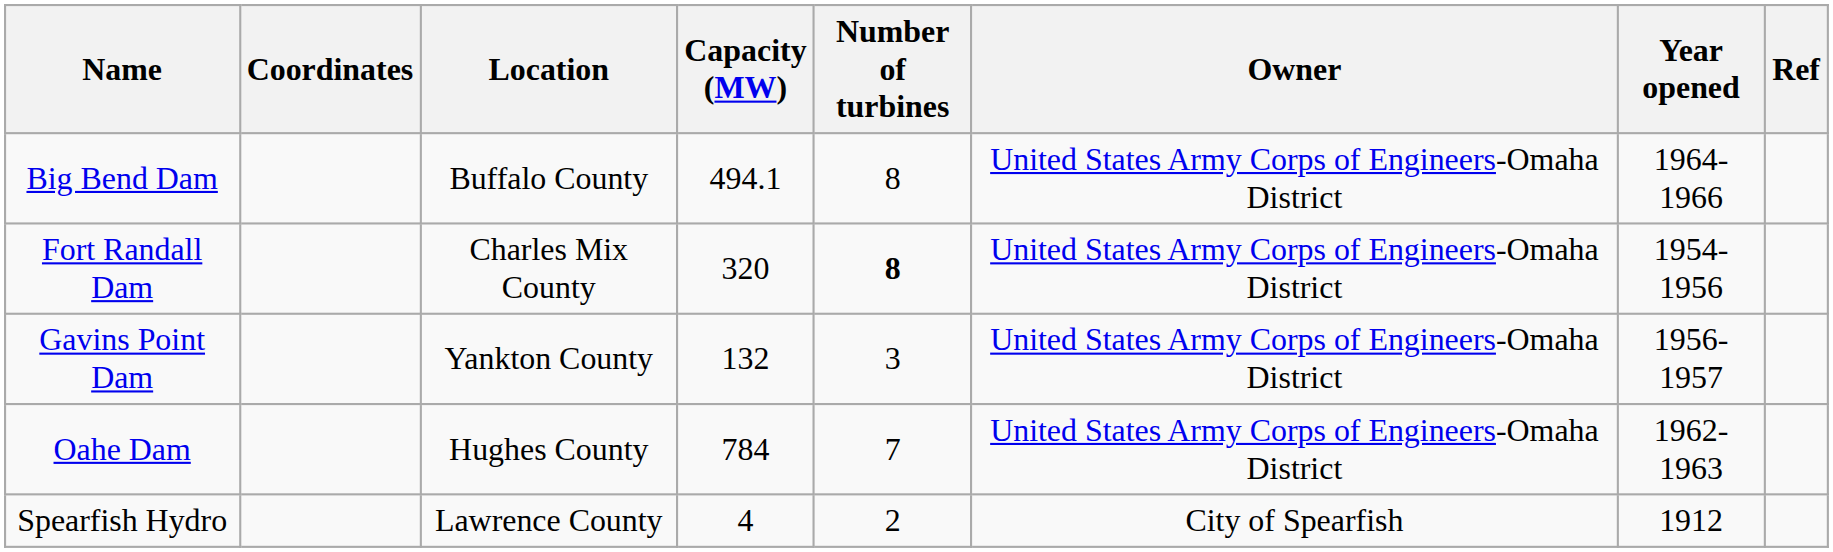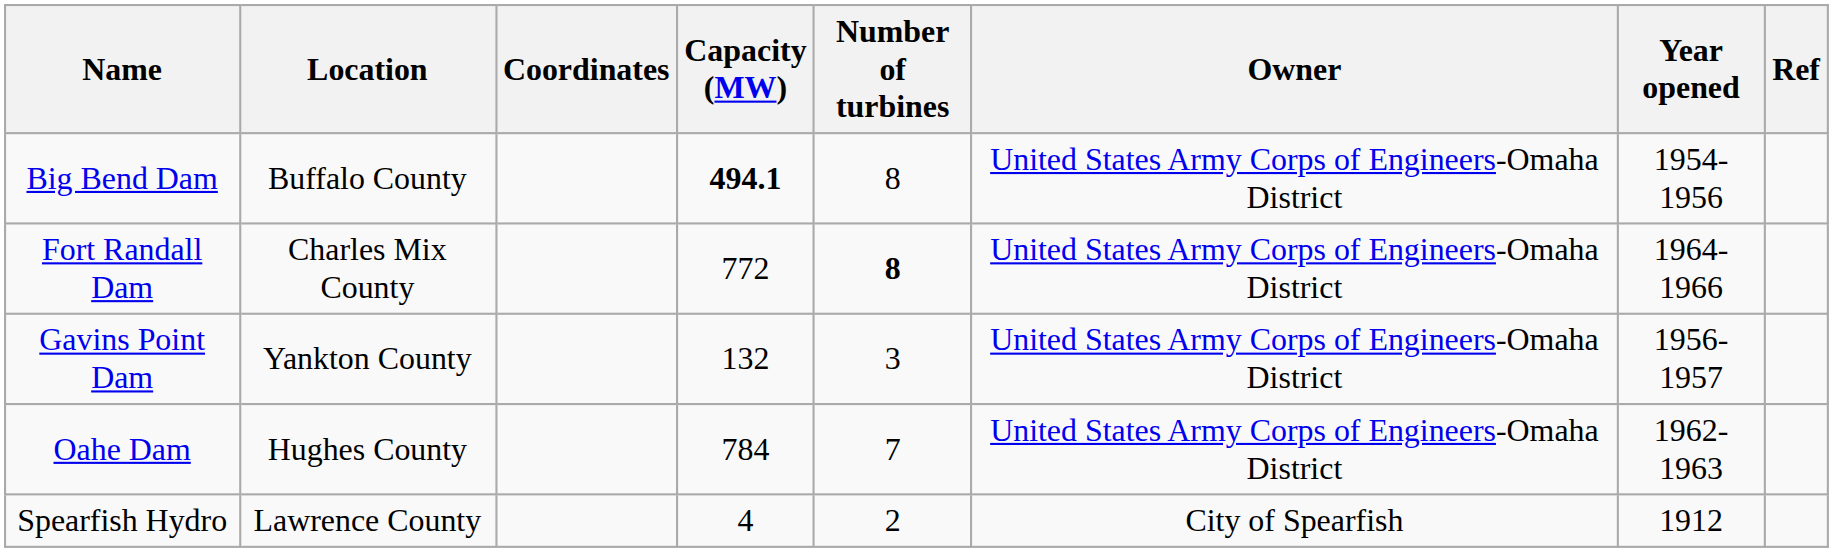columns swapped: (549, 68) <-> (330, 68)
(745, 178) normal -> (745, 178) bold
(1691, 178) 1964-1966 -> (1691, 178) 1954-1956
(745, 268) 320 -> (745, 268) 772
(1691, 268) 1954-1956 -> (1691, 268) 1964-1966
